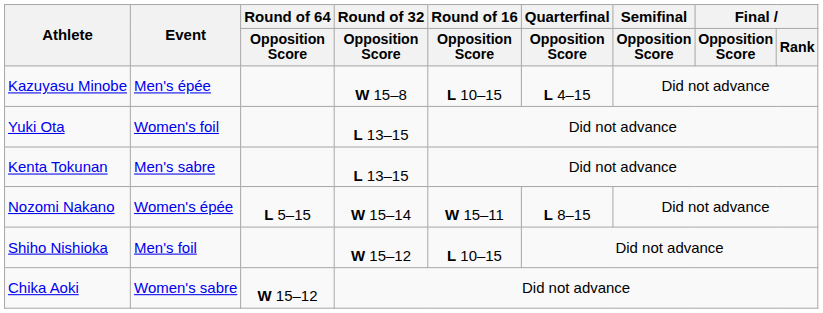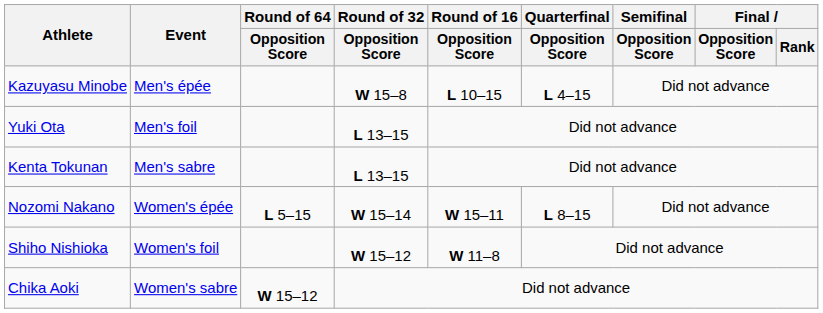(177, 127) Women's foil -> (165, 127) Men's foil
(165, 248) Men's foil -> (177, 248) Women's foil
(474, 256) L 10–15 -> (474, 256) W 11–8
